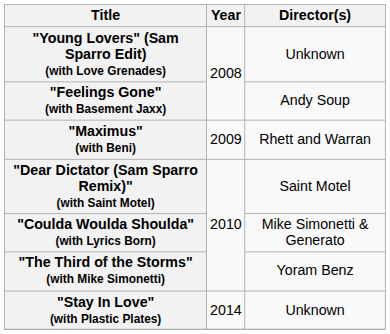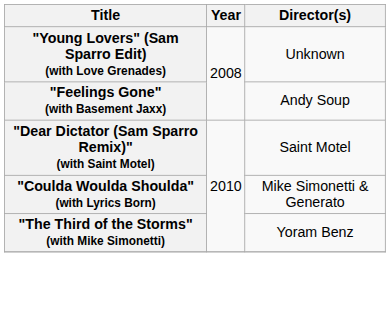- row: (106, 139)
- row: (106, 310)
